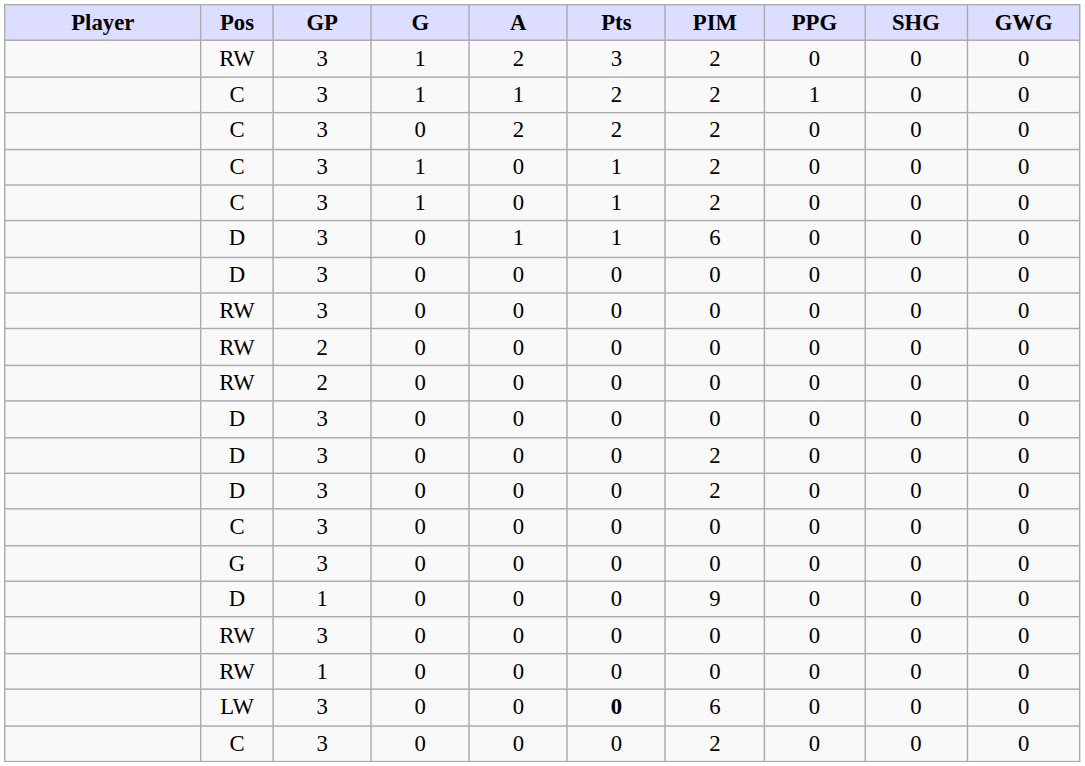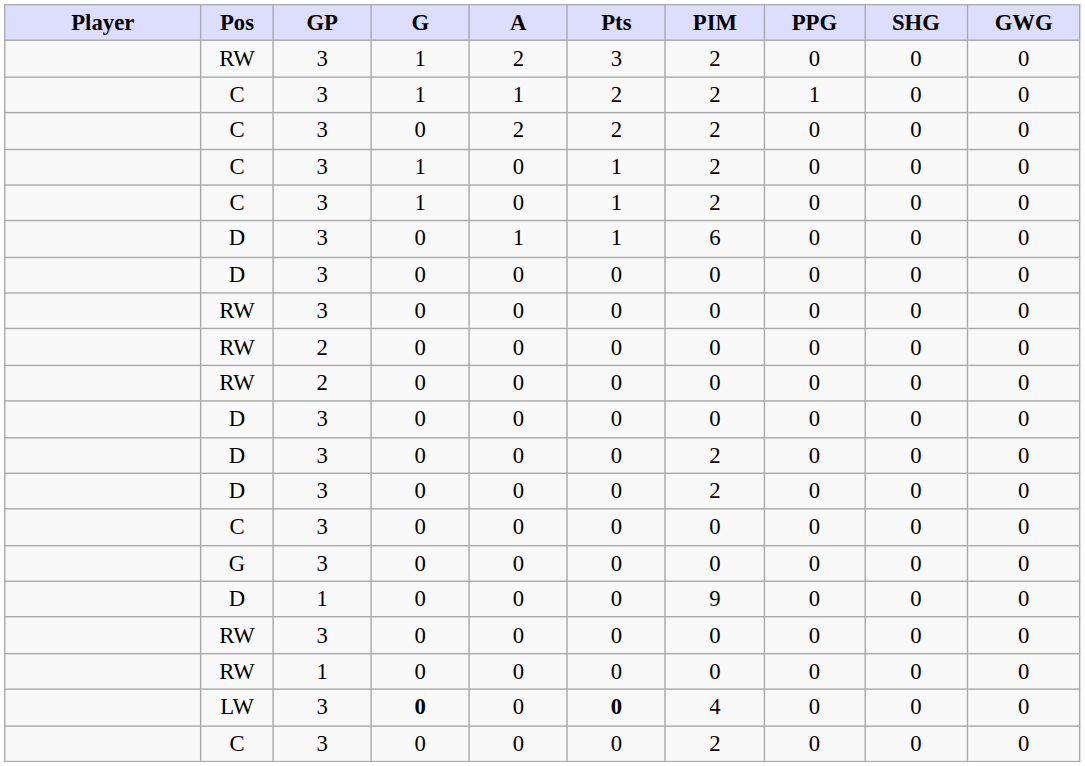(420, 707) normal -> (420, 707) bold
(715, 707) 6 -> (715, 707) 4
